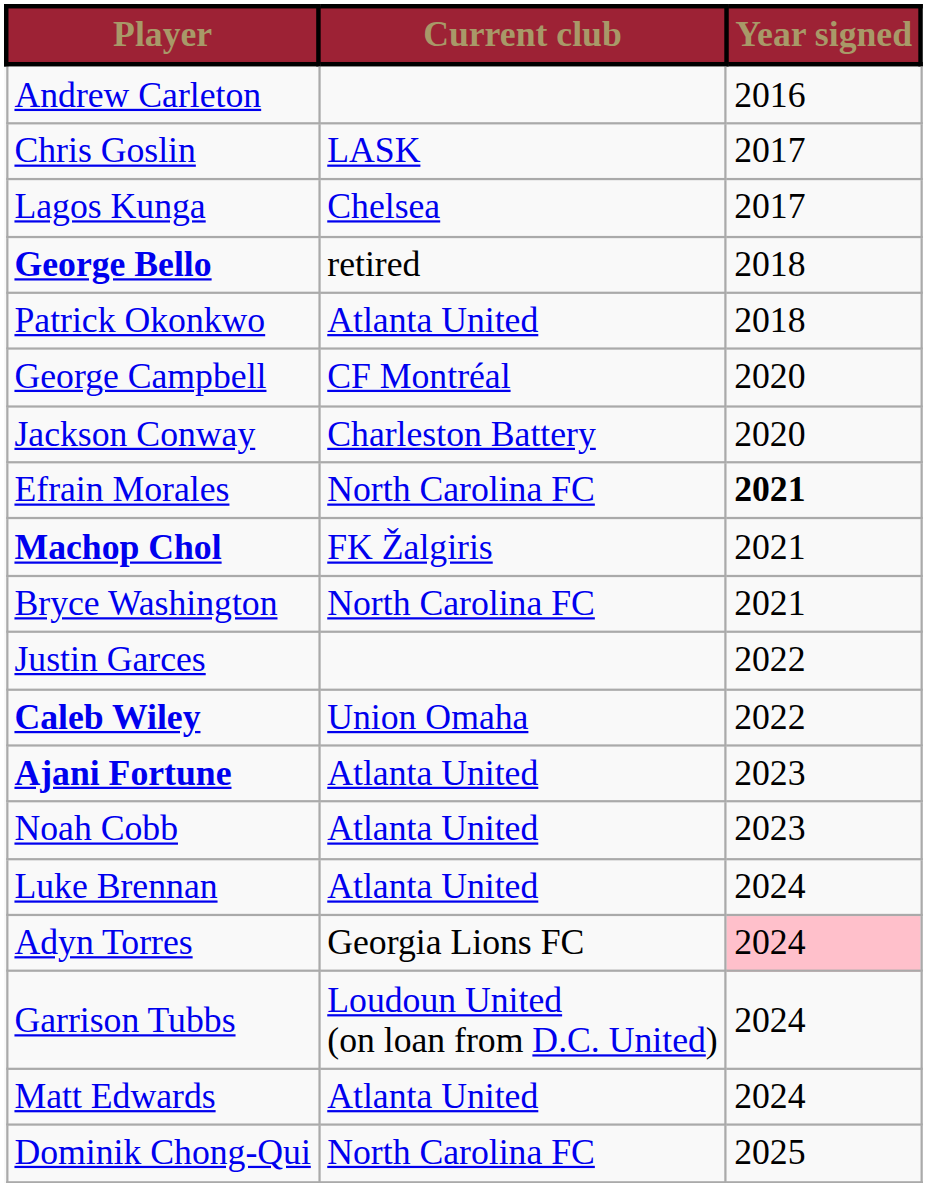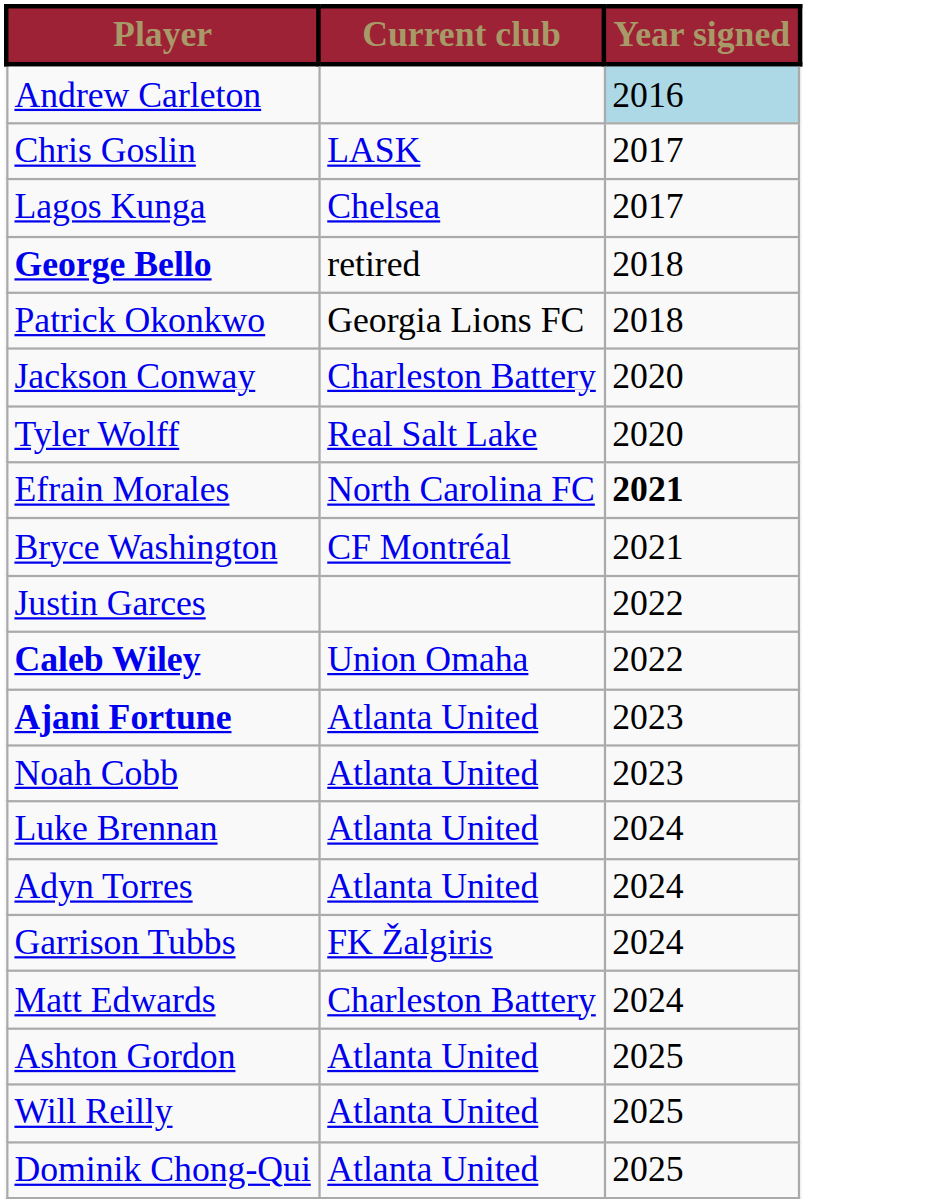(770, 93) no background -> (648, 93) lightblue background
(433, 320) Atlanta United -> (456, 320) Georgia Lions FC
- row: (140, 376)
+ row: (97, 433)
- row: (118, 546)
(461, 603) North Carolina FC -> (419, 546) CF Montréal
(456, 942) Georgia Lions FC -> (433, 886) Atlanta United
(770, 942) pink background -> (648, 886) no background
(522, 1019) Loudoun United (on loan from D.C. United) -> (410, 942) FK Žalgiris
(433, 1095) Atlanta United -> (462, 999) Charleston Battery
+ row: (125, 1055)
+ row: (94, 1112)
(461, 1152) North Carolina FC -> (433, 1168) Atlanta United
